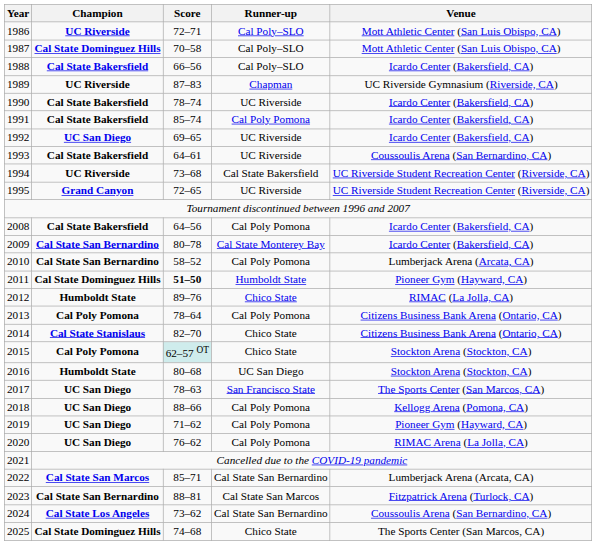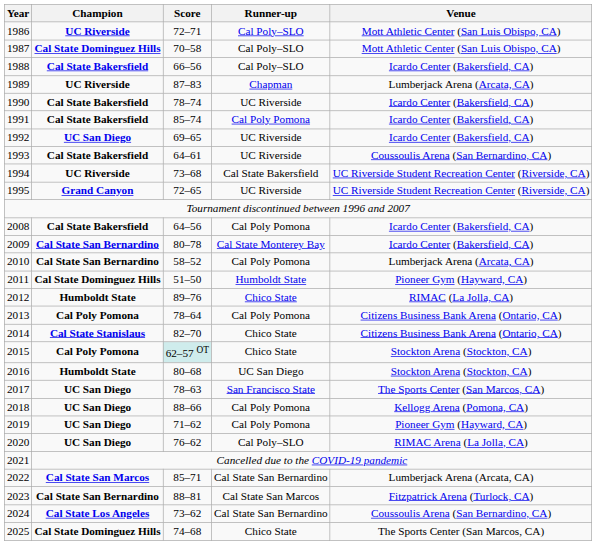(461, 84) UC Riverside Gymnasium (Riverside, CA) -> (461, 84) Lumberjack Arena (Arcata, CA)
(187, 279) bold -> (187, 279) normal
(271, 442) Cal Poly Pomona -> (271, 442) Cal Poly–SLO
